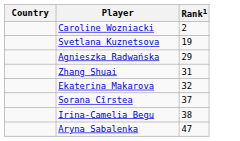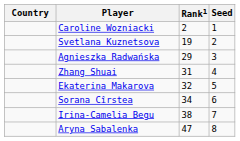+ column: (222, 13)
(187, 100) 37 -> (187, 100) 34
